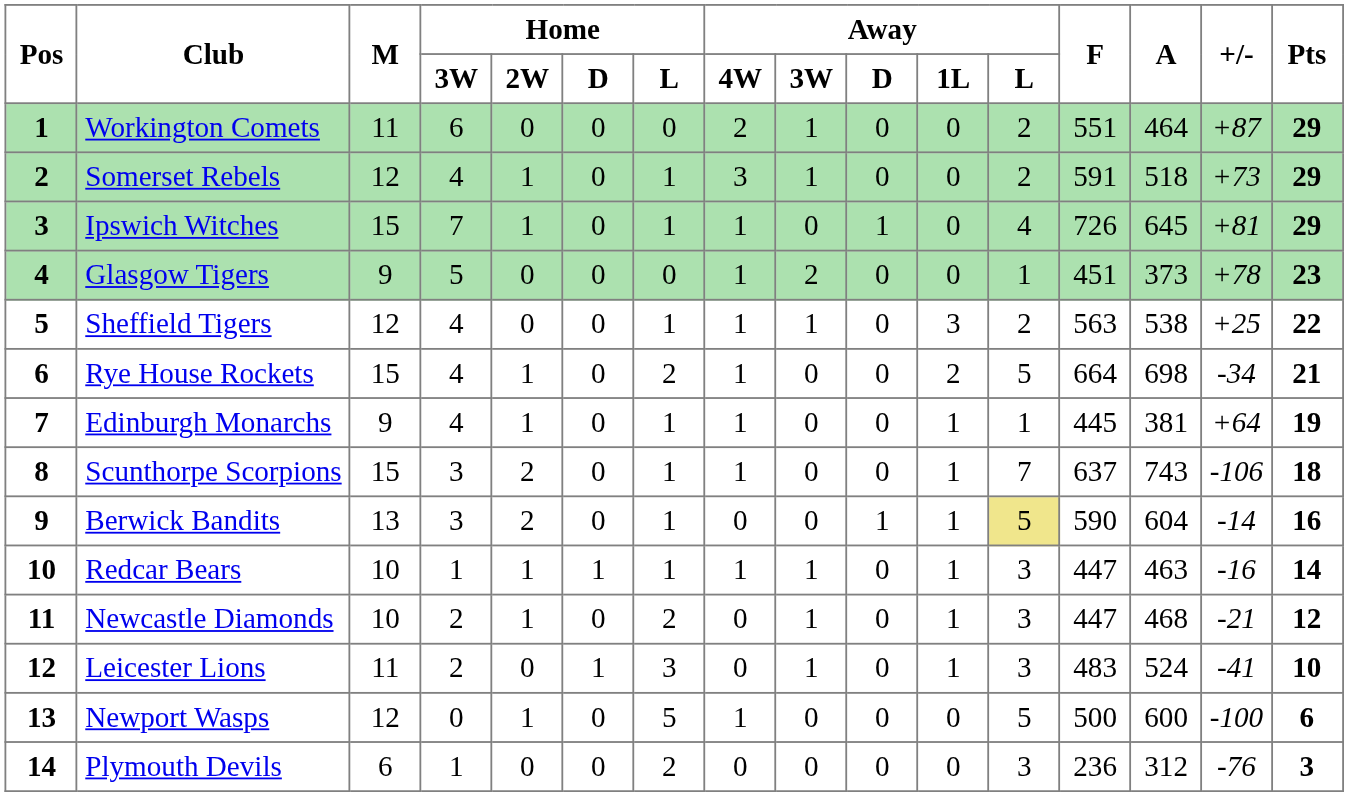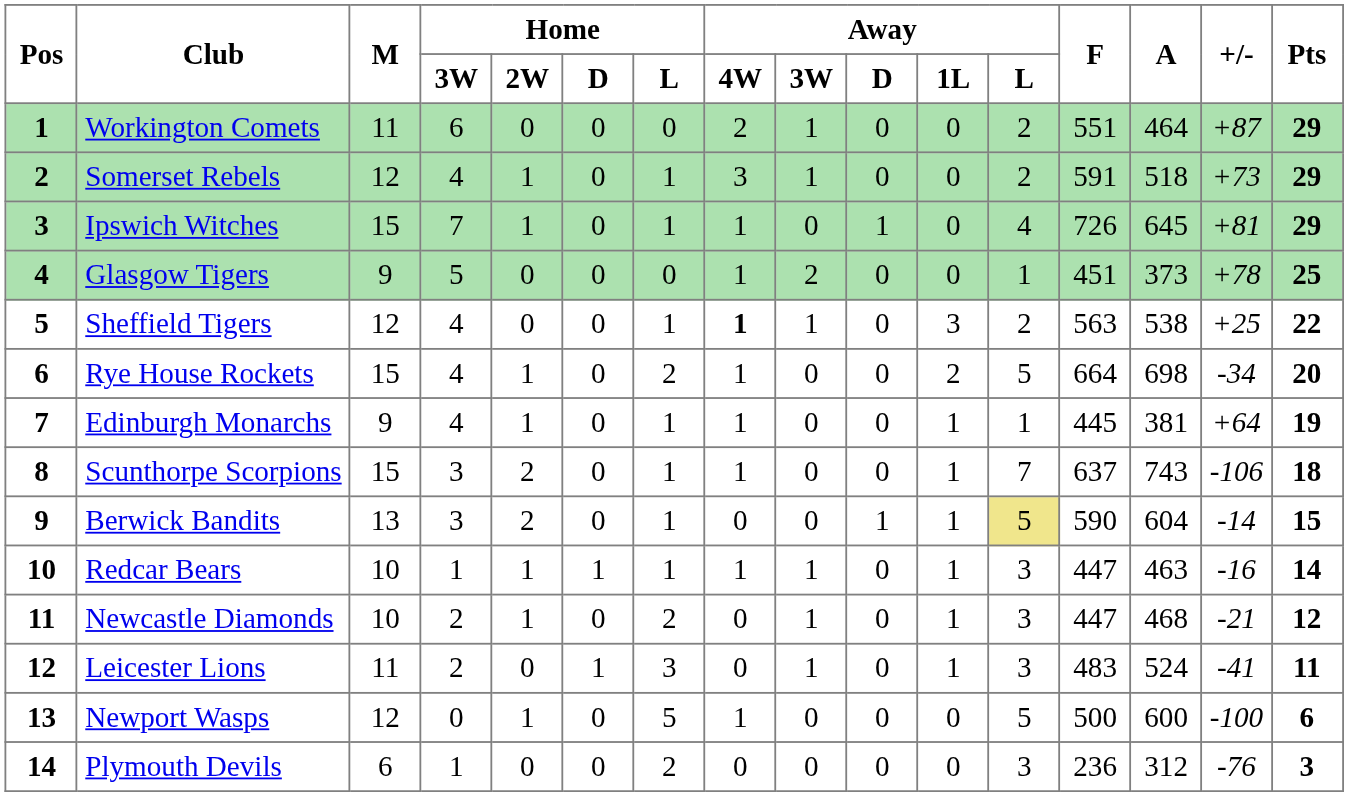(1307, 274) 23 -> (1307, 274) 25
(740, 323) normal -> (740, 323) bold
(1307, 373) 21 -> (1307, 373) 20
(1307, 520) 16 -> (1307, 520) 15
(1307, 667) 10 -> (1307, 667) 11
